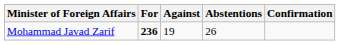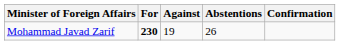(149, 31) 236 -> (149, 31) 230
